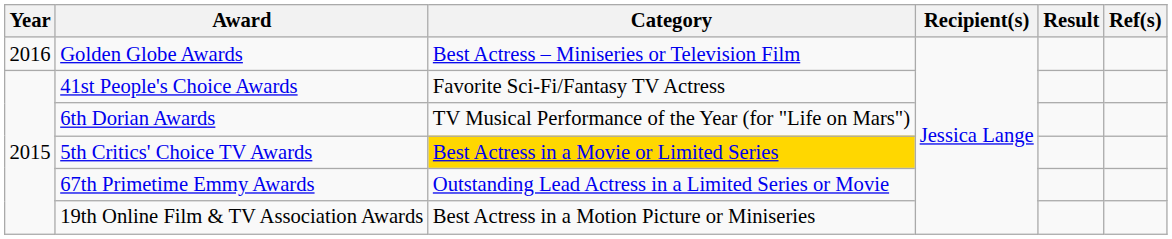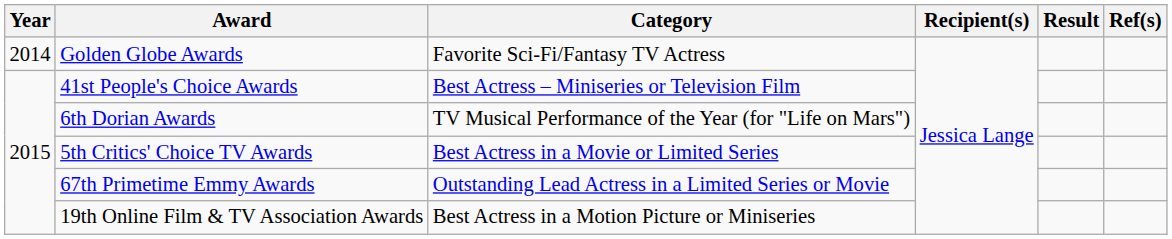(30, 53) 2016 -> (30, 53) 2014
(617, 53) Best Actress – Miniseries or Television Film -> (579, 53) Favorite Sci-Fi/Fantasy TV Actress
(579, 86) Favorite Sci-Fi/Fantasy TV Actress -> (617, 86) Best Actress – Miniseries or Television Film
(606, 151) gold background -> (606, 151) no background
